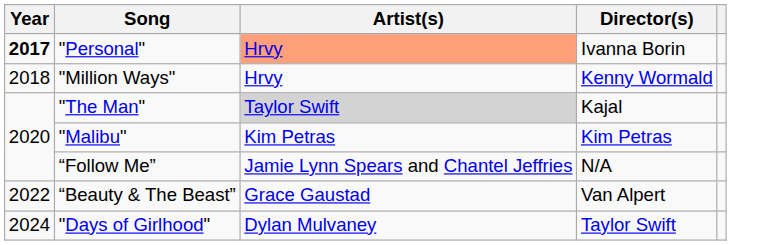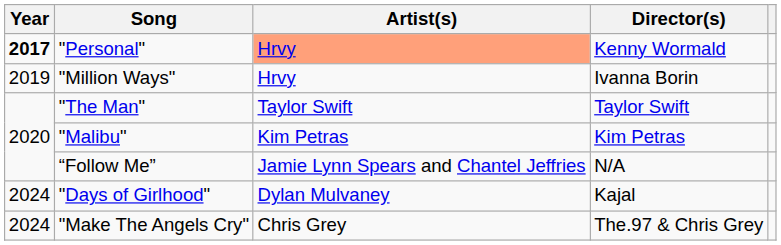(633, 48) Ivanna Borin -> (660, 48) Kenny Wormald
(30, 78) 2018 -> (30, 78) 2019
(647, 78) Kenny Wormald -> (646, 78) Ivanna Borin
(292, 107) lightgrey background -> (305, 107) no background
(602, 107) Kajal -> (642, 107) Taylor Swift
- row: (147, 195)
(628, 225) Taylor Swift -> (615, 195) Kajal
+ row: (154, 225)
